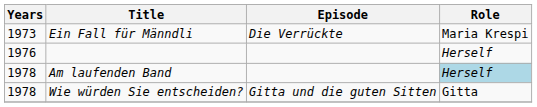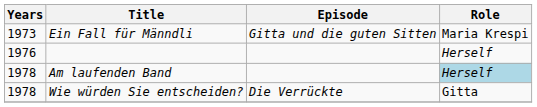(296, 34) Die Verrückte -> (343, 34) Gitta und die guten Sitten
(343, 92) Gitta und die guten Sitten -> (296, 92) Die Verrückte
